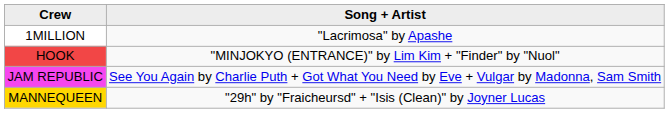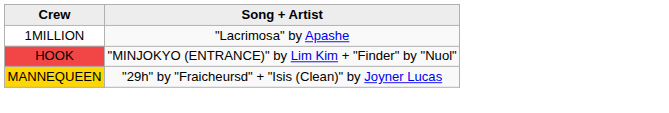- row: (55, 77)
